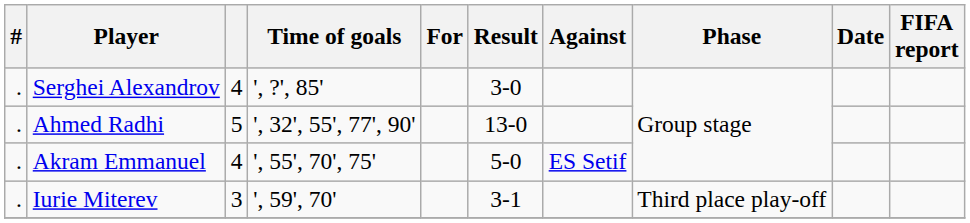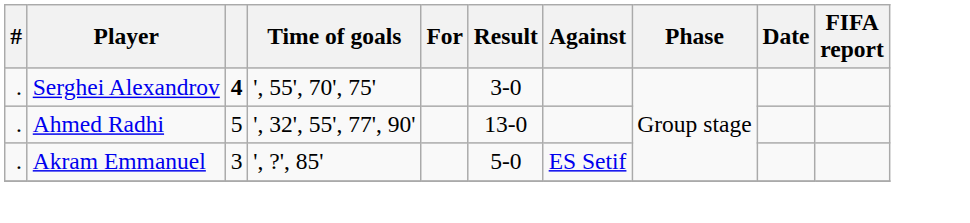(237, 86) normal -> (237, 86) bold
(288, 86) ', ?', 85' -> (315, 86) ', 55', 70', 75'
(237, 161) 4 -> (237, 161) 3
(315, 161) ', 55', 70', 75' -> (288, 161) ', ?', 85'
- row: (95, 198)
